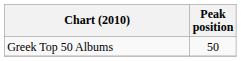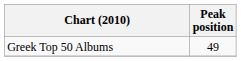(213, 46) 50 -> (213, 46) 49
